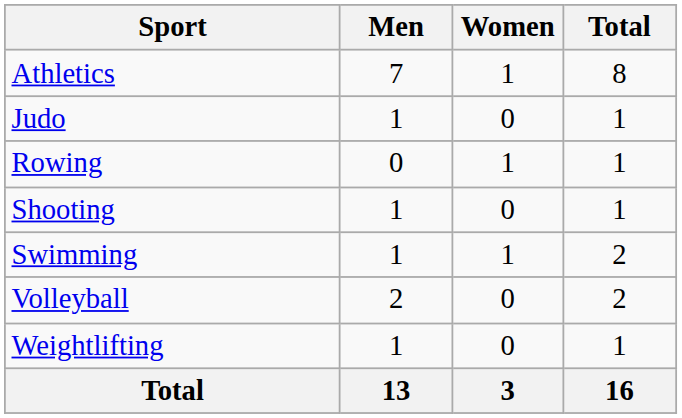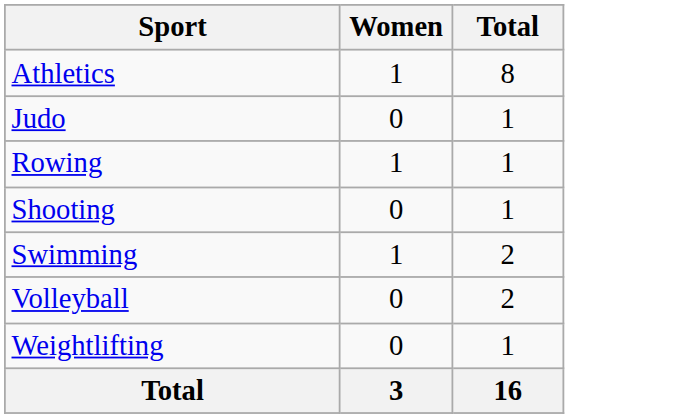- column: (396, 27)
